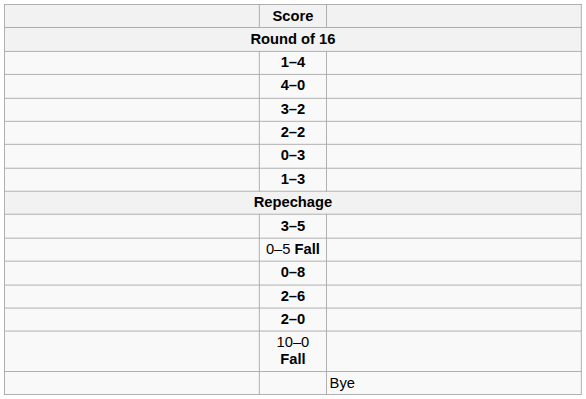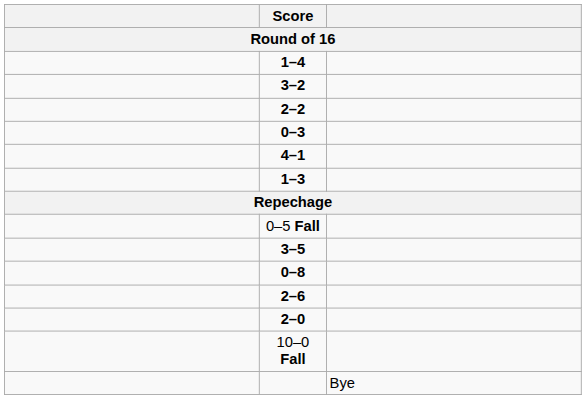- row: (293, 86)
+ row: (293, 156)
rows swapped: (293, 249) <-> (293, 226)
